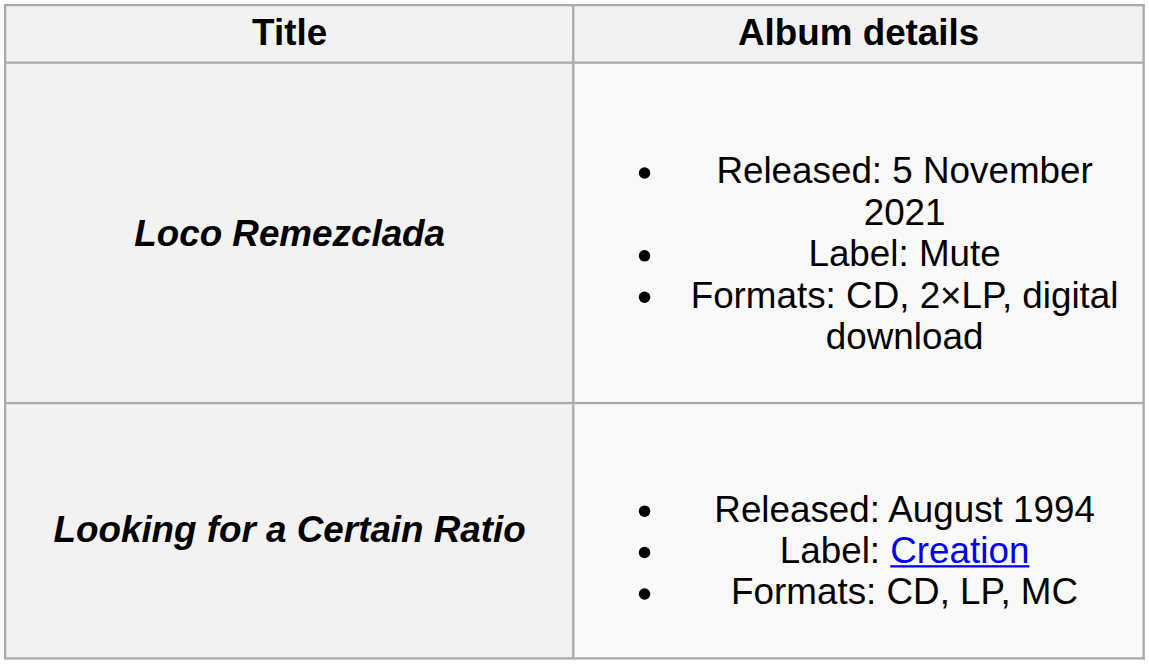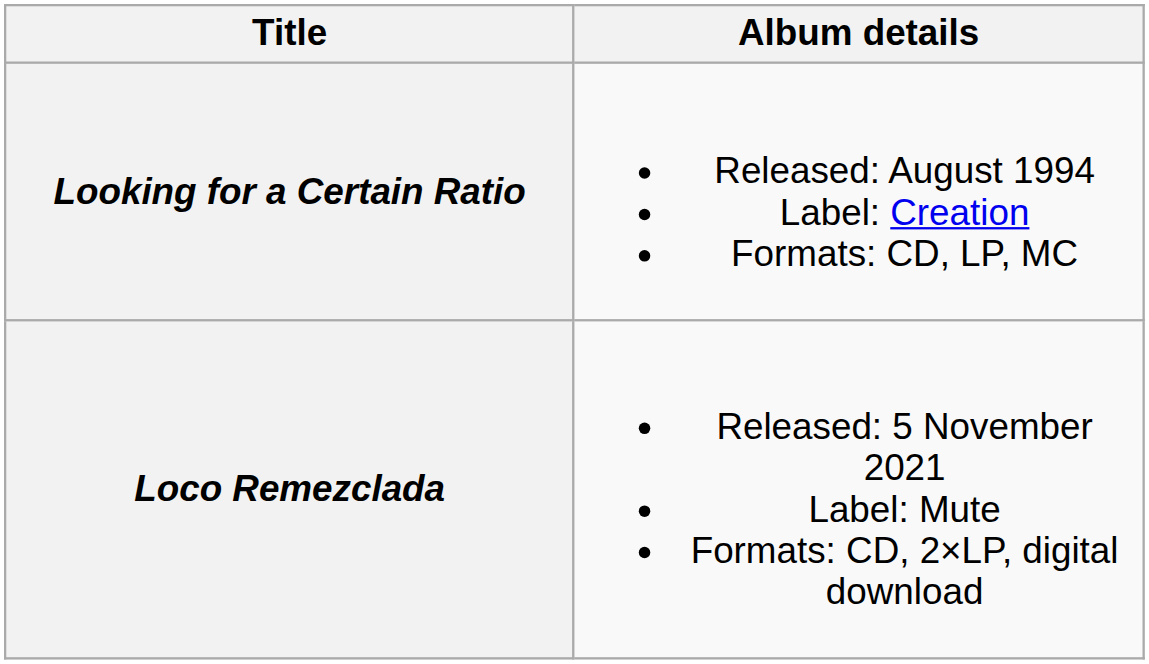rows swapped: (290, 529) <-> (290, 232)
